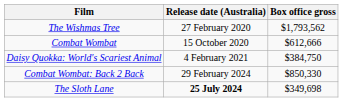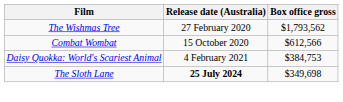(303, 43) $612,666 -> (303, 43) $612,566
(303, 58) $384,750 -> (303, 58) $384,753
- row: (84, 74)
